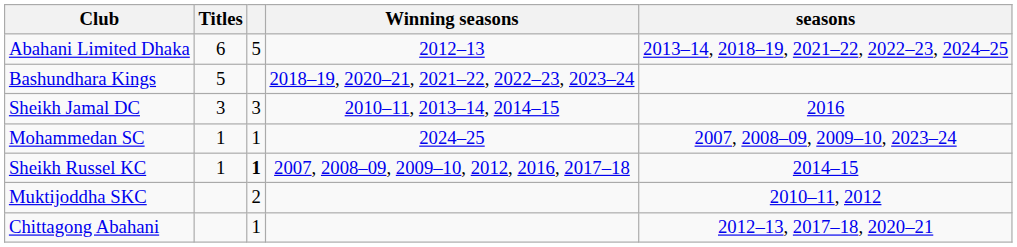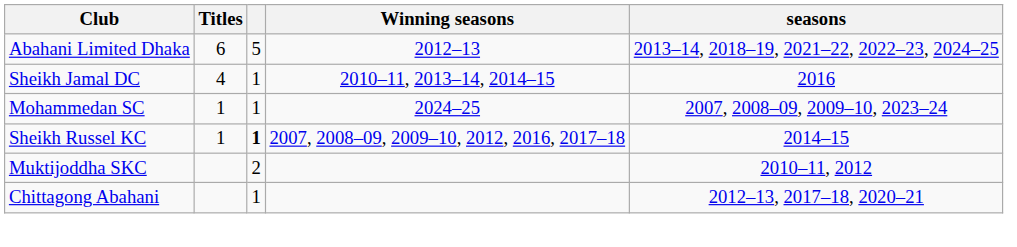- row: (82, 78)
(221, 108) 3 -> (221, 78) 4
(256, 108) 3 -> (256, 78) 1
